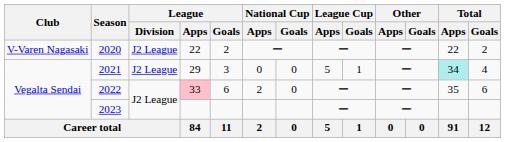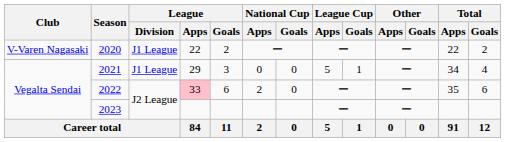(154, 49) J2 League -> (154, 49) J1 League
(154, 69) J2 League -> (154, 69) J1 League
(453, 69) paleturquoise background -> (453, 69) no background
